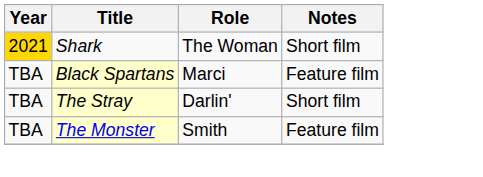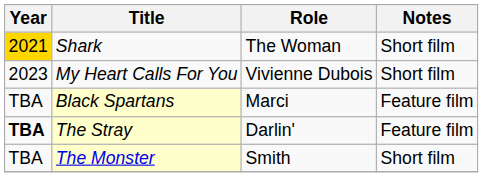+ row: (147, 74)
(26, 102) normal -> (27, 130) bold
(323, 102) Short film -> (427, 130) Feature film
(332, 130) Feature film -> (418, 158) Short film
